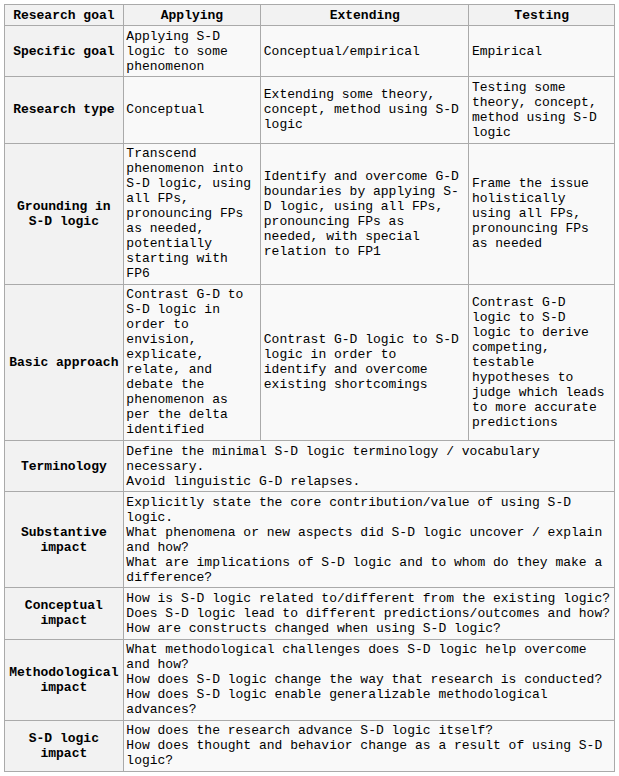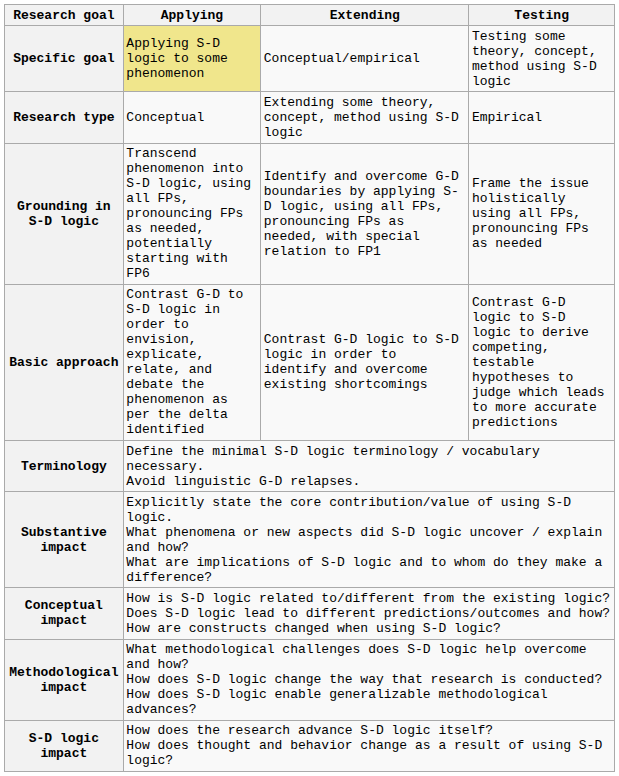(177, 51) no background -> (177, 59) khaki background
(507, 51) Empirical -> (534, 59) Testing some theory, concept, method using S-D logic
(534, 110) Testing some theory, concept, method using S-D logic -> (507, 117) Empirical
